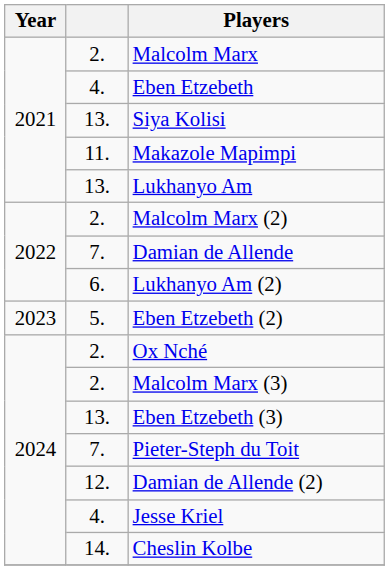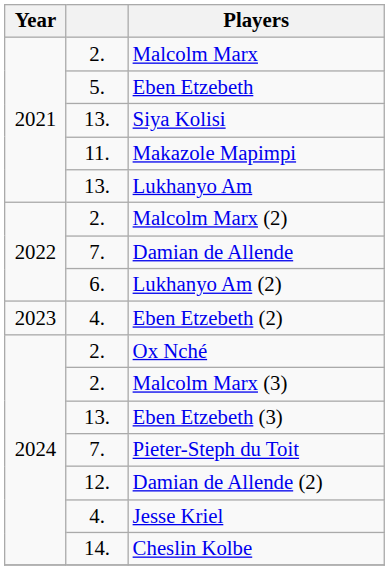(97, 86) 4. -> (97, 86) 5.
(97, 317) 5. -> (97, 317) 4.
